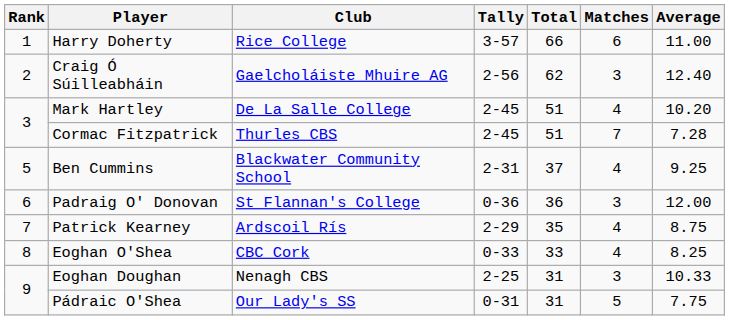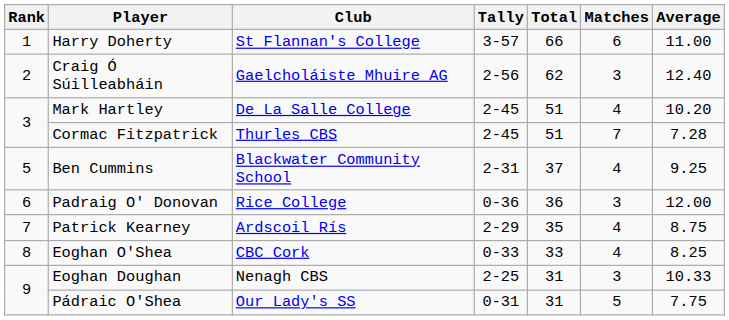(291, 42) Rice College -> (328, 42) St Flannan's College
(328, 202) St Flannan's College -> (291, 202) Rice College
